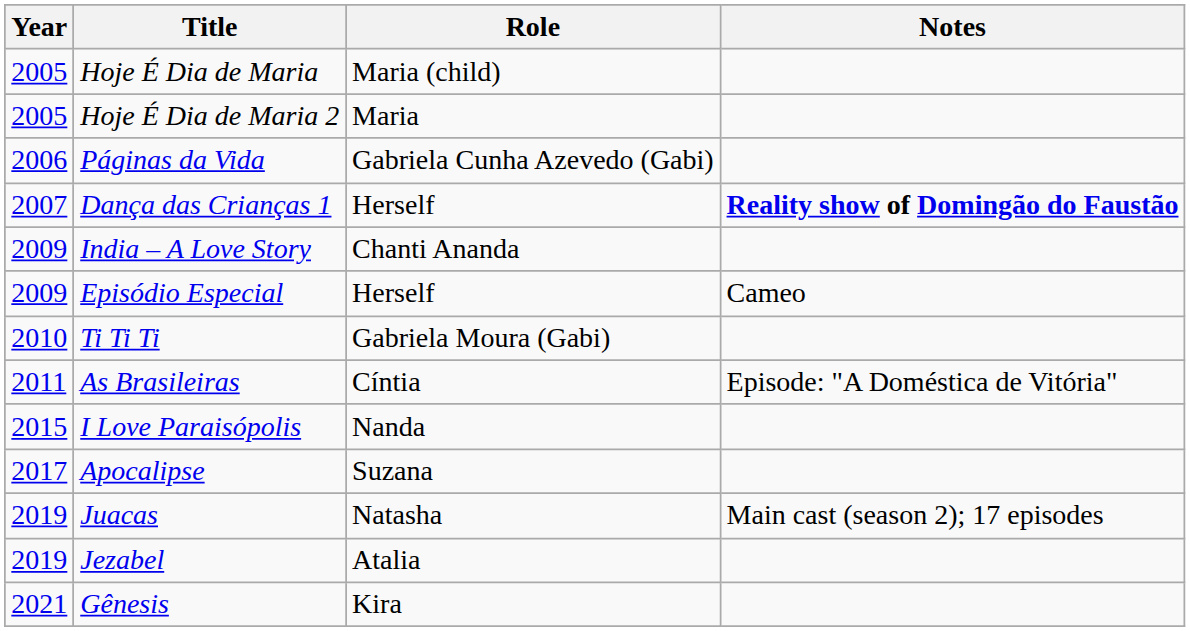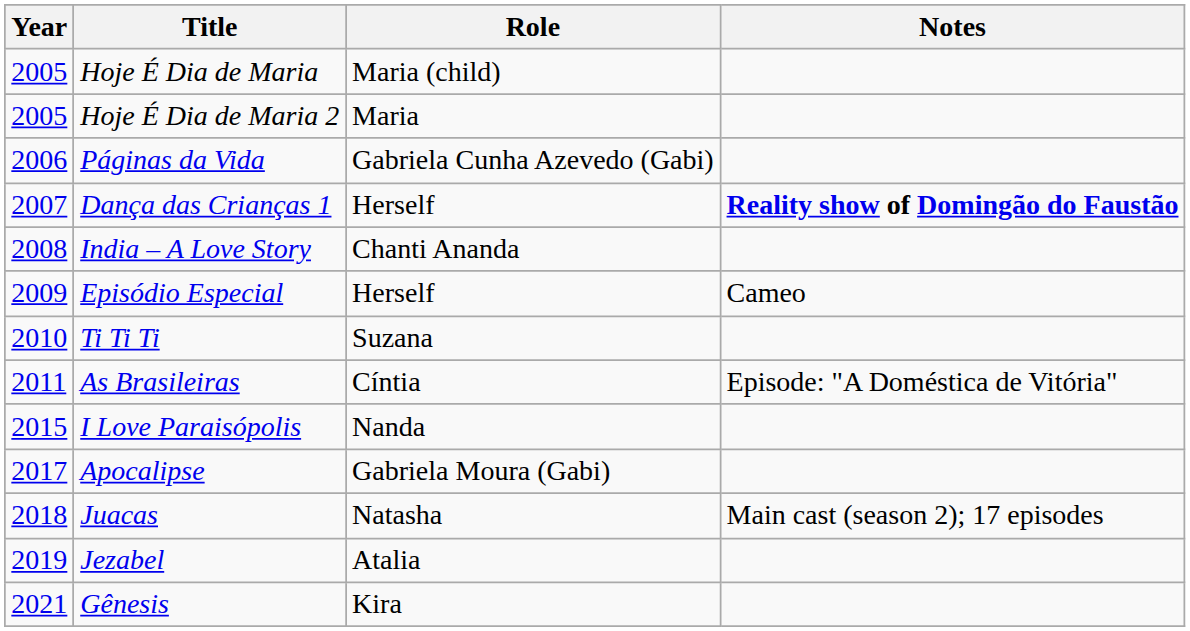(39, 248) 2009 -> (39, 248) 2008
(481, 337) Gabriela Moura (Gabi) -> (393, 337) Suzana
(393, 470) Suzana -> (481, 470) Gabriela Moura (Gabi)
(39, 515) 2019 -> (39, 515) 2018
